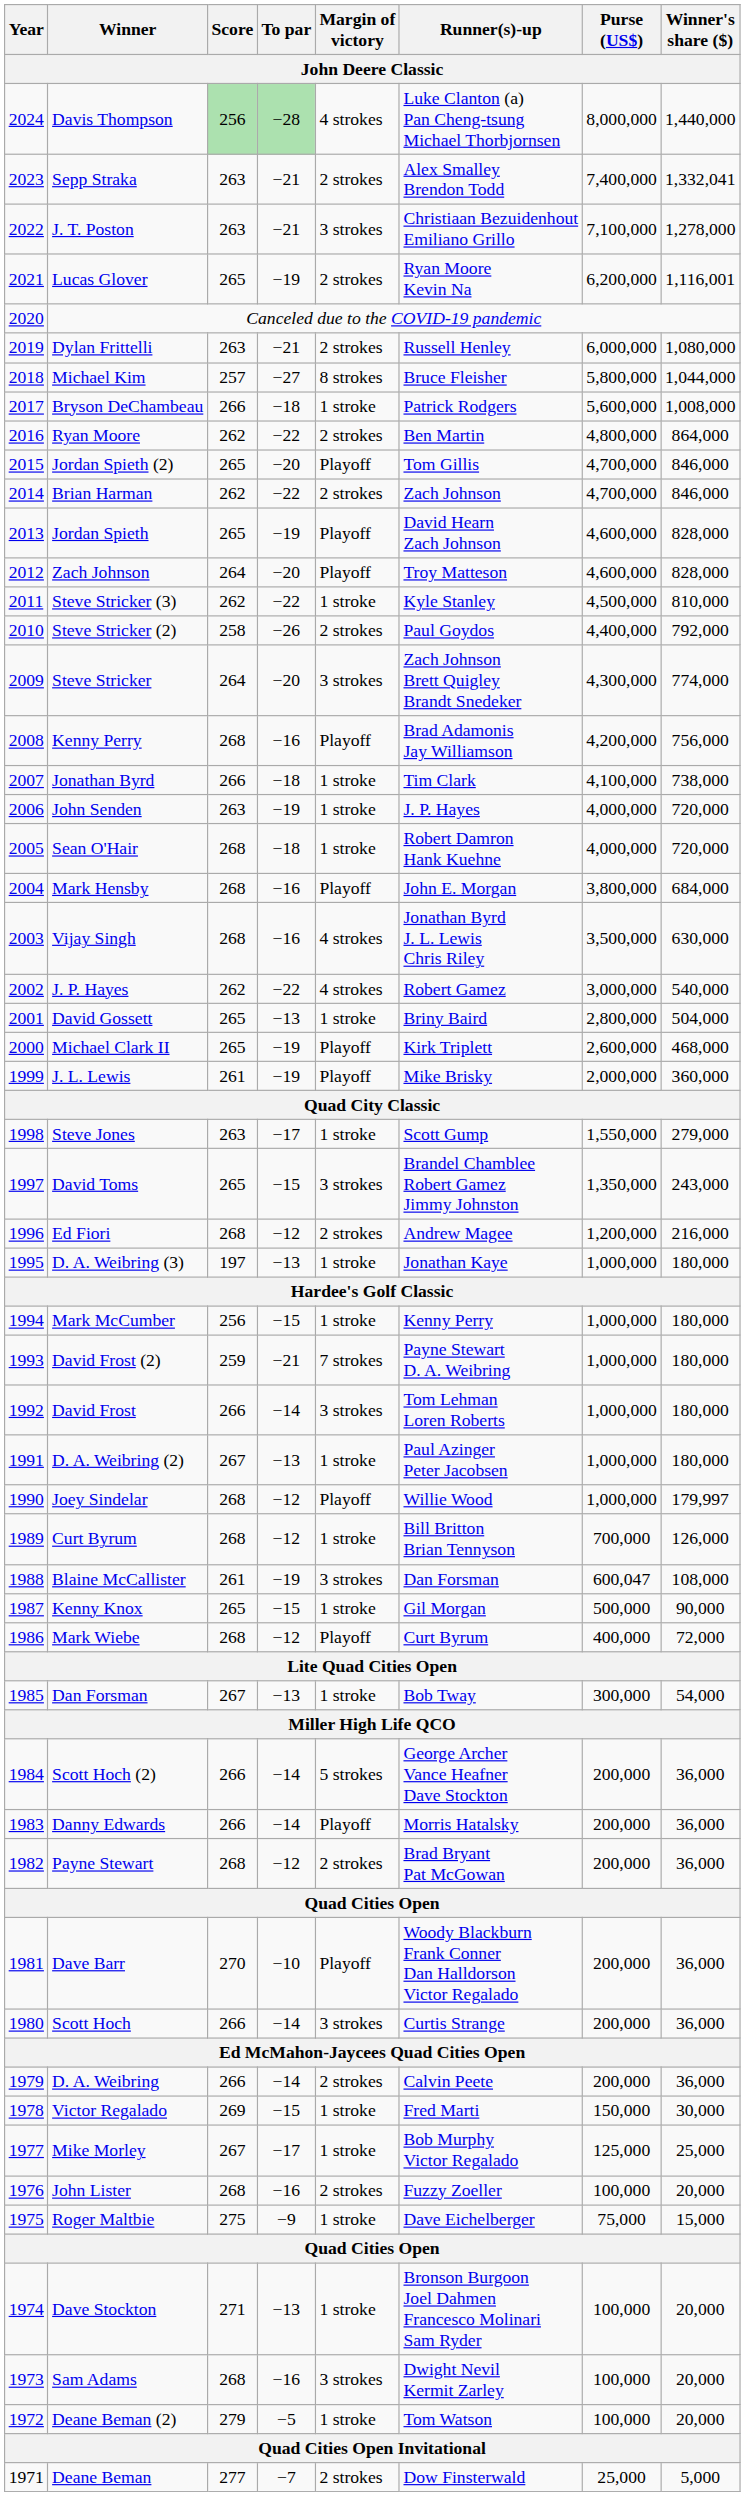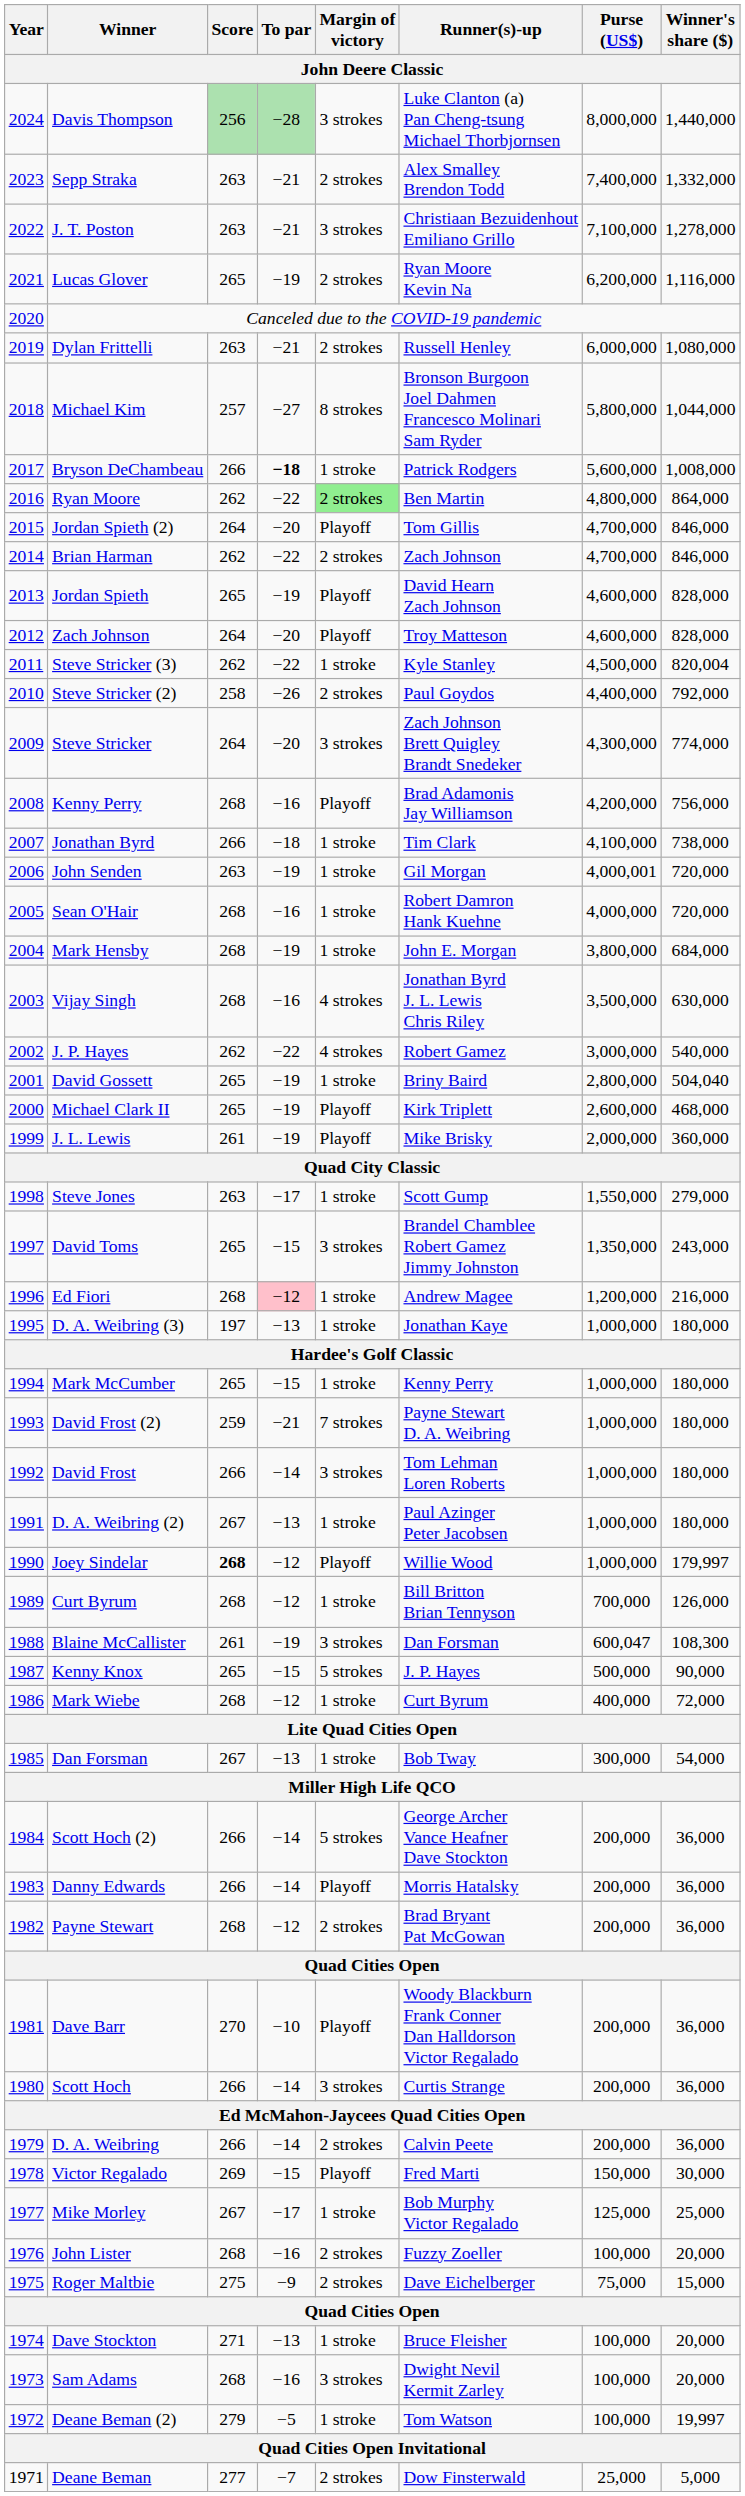(351, 119) 4 strokes -> (351, 119) 3 strokes
(700, 179) 1,332,041 -> (700, 179) 1,332,000
(700, 279) 1,116,001 -> (700, 279) 1,116,000
(455, 377) Bruce Fleisher -> (472, 408) Bronson Burgoon Joel Dahmen Francesco Molinari Sam Ryder
(286, 406) normal -> (286, 468) bold
(351, 435) no background -> (351, 497) lightgreen background
(232, 464) 265 -> (232, 526) 264
(700, 601) 810,000 -> (700, 664) 820,004
(442, 809) J. P. Hayes -> (445, 872) Gil Morgan
(622, 809) 4,000,000 -> (622, 872) 4,000,001
(286, 848) −18 -> (286, 911) −16
(286, 888) −16 -> (286, 951) −19
(345, 888) Playoff -> (348, 951) 1 stroke
(286, 1017) −13 -> (286, 1080) −19
(700, 1017) 504,000 -> (700, 1080) 504,040
(286, 1233) no background -> (286, 1296) pink background
(351, 1233) 2 strokes -> (348, 1296) 1 stroke
(232, 1320) 256 -> (232, 1383) 265
(232, 1499) normal -> (232, 1562) bold
(700, 1578) 108,000 -> (700, 1641) 108,300
(348, 1607) 1 stroke -> (351, 1670) 5 strokes
(445, 1607) Gil Morgan -> (442, 1670) J. P. Hayes
(345, 1636) Playoff -> (348, 1699) 1 stroke
(348, 2111) 1 stroke -> (345, 2173) Playoff
(348, 2219) 1 stroke -> (351, 2281) 2 strokes
(472, 2308) Bronson Burgoon Joel Dahmen Francesco Molinari Sam Ryder -> (455, 2340) Bruce Fleisher
(700, 2419) 20,000 -> (700, 2419) 19,997
